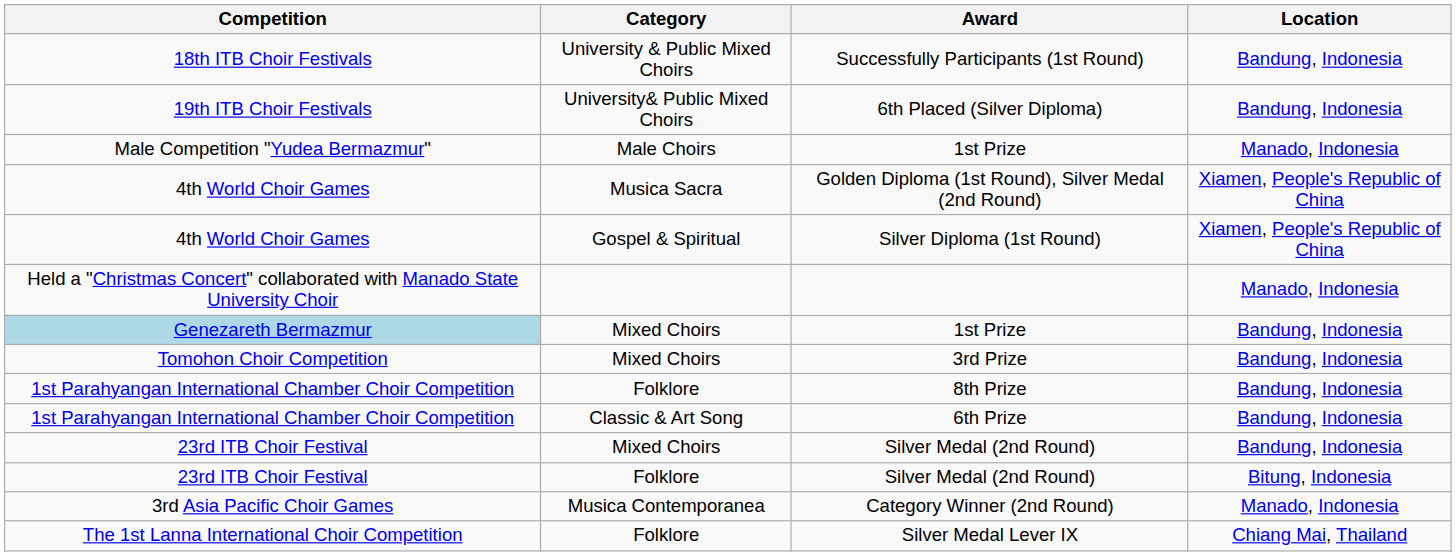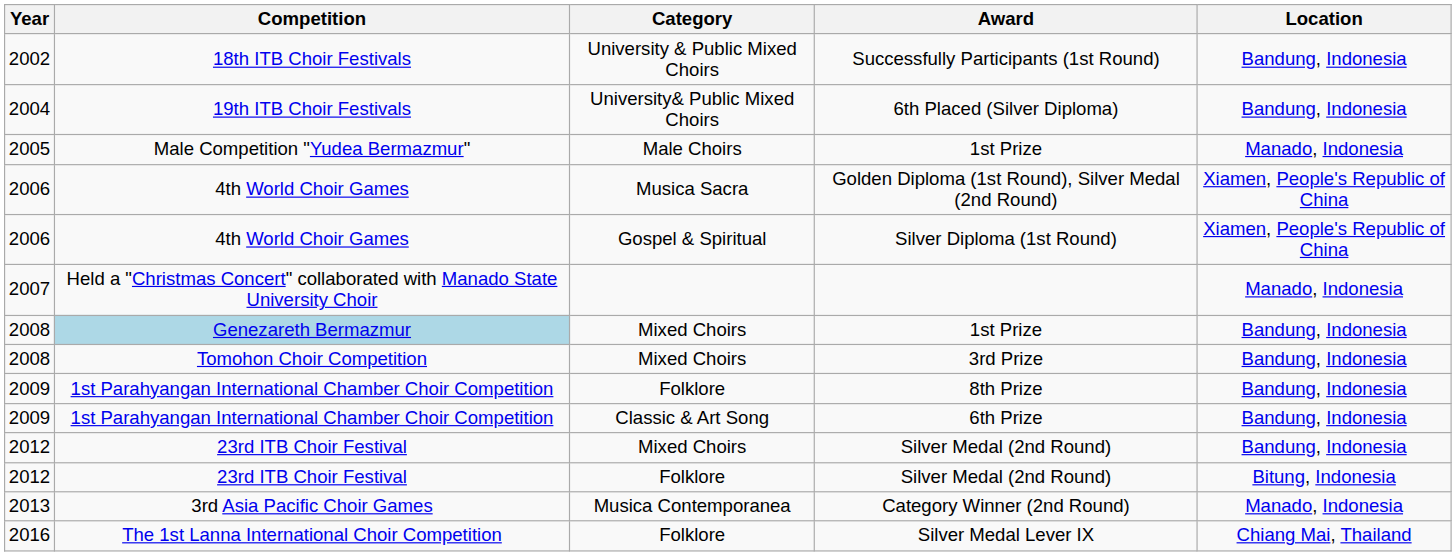+ column: (30, 19)
